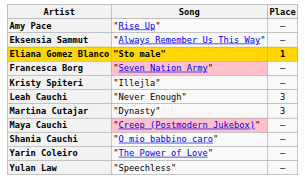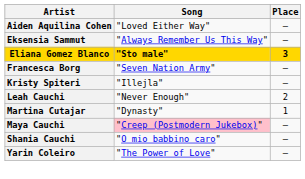+ row: (59, 26)
- row: (31, 26)
(283, 54) 1 -> (285, 54) 3
(163, 68) pink background -> (166, 68) no background
(283, 97) 3 -> (285, 97) 2
(283, 111) 3 -> (285, 111) 1
- row: (33, 168)
